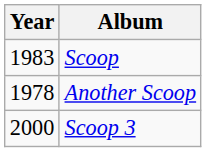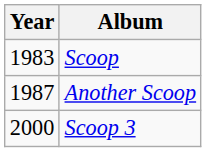(32, 92) 1978 -> (32, 92) 1987
